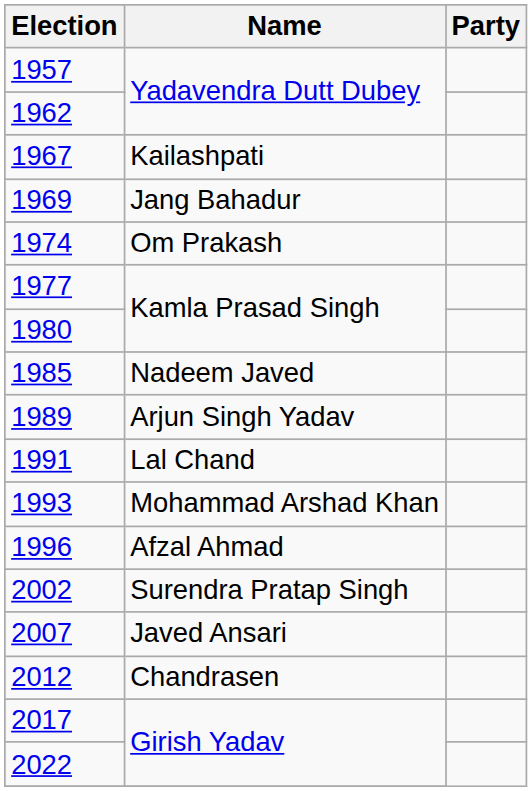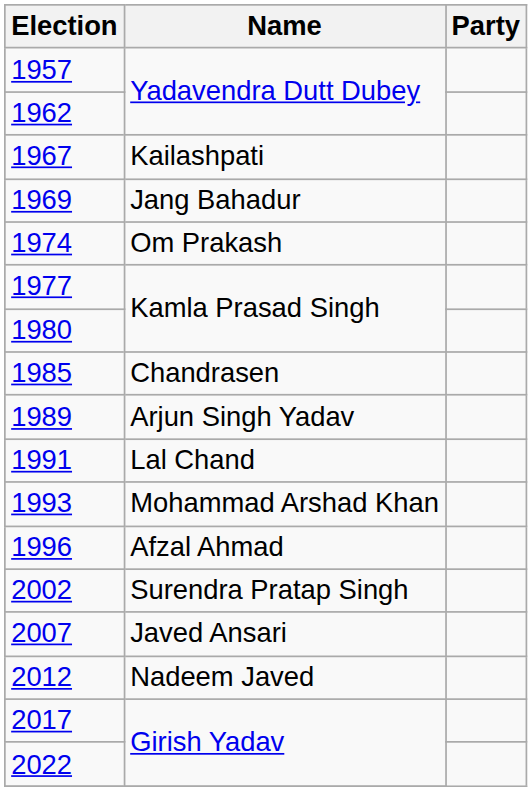(222, 373) Nadeem Javed -> (205, 373) Chandrasen
(205, 677) Chandrasen -> (222, 677) Nadeem Javed
